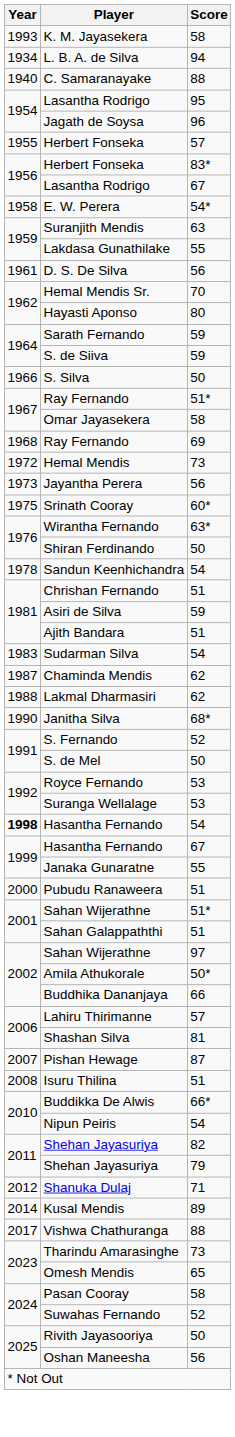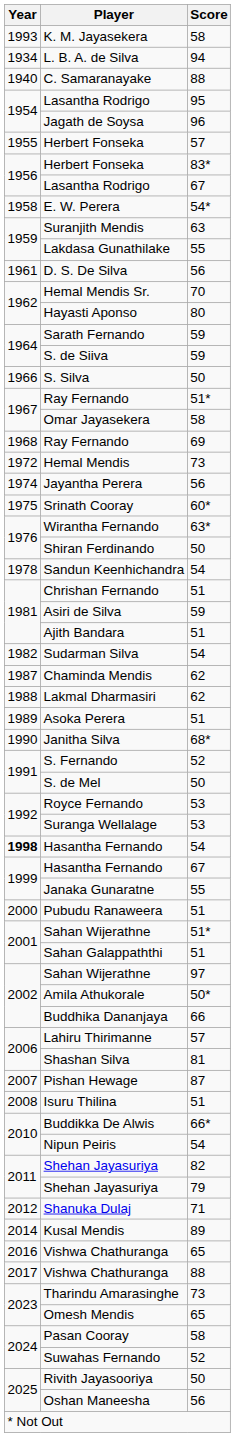(22, 484) 1973 -> (22, 484) 1974
(22, 654) 1983 -> (22, 654) 1982
+ row: (84, 718)
+ row: (106, 1251)
